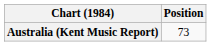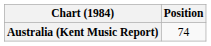(184, 31) 73 -> (184, 31) 74
